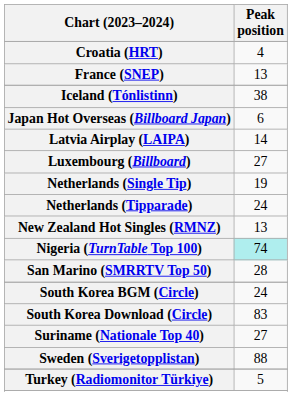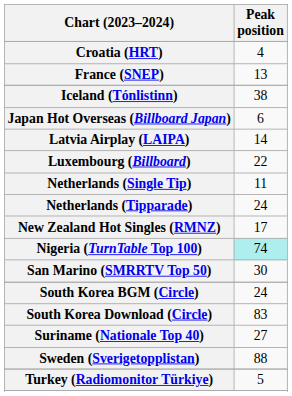(261, 161) 27 -> (261, 161) 22
(261, 183) 19 -> (261, 183) 11
(261, 227) 13 -> (261, 227) 17
(261, 270) 28 -> (261, 270) 30
